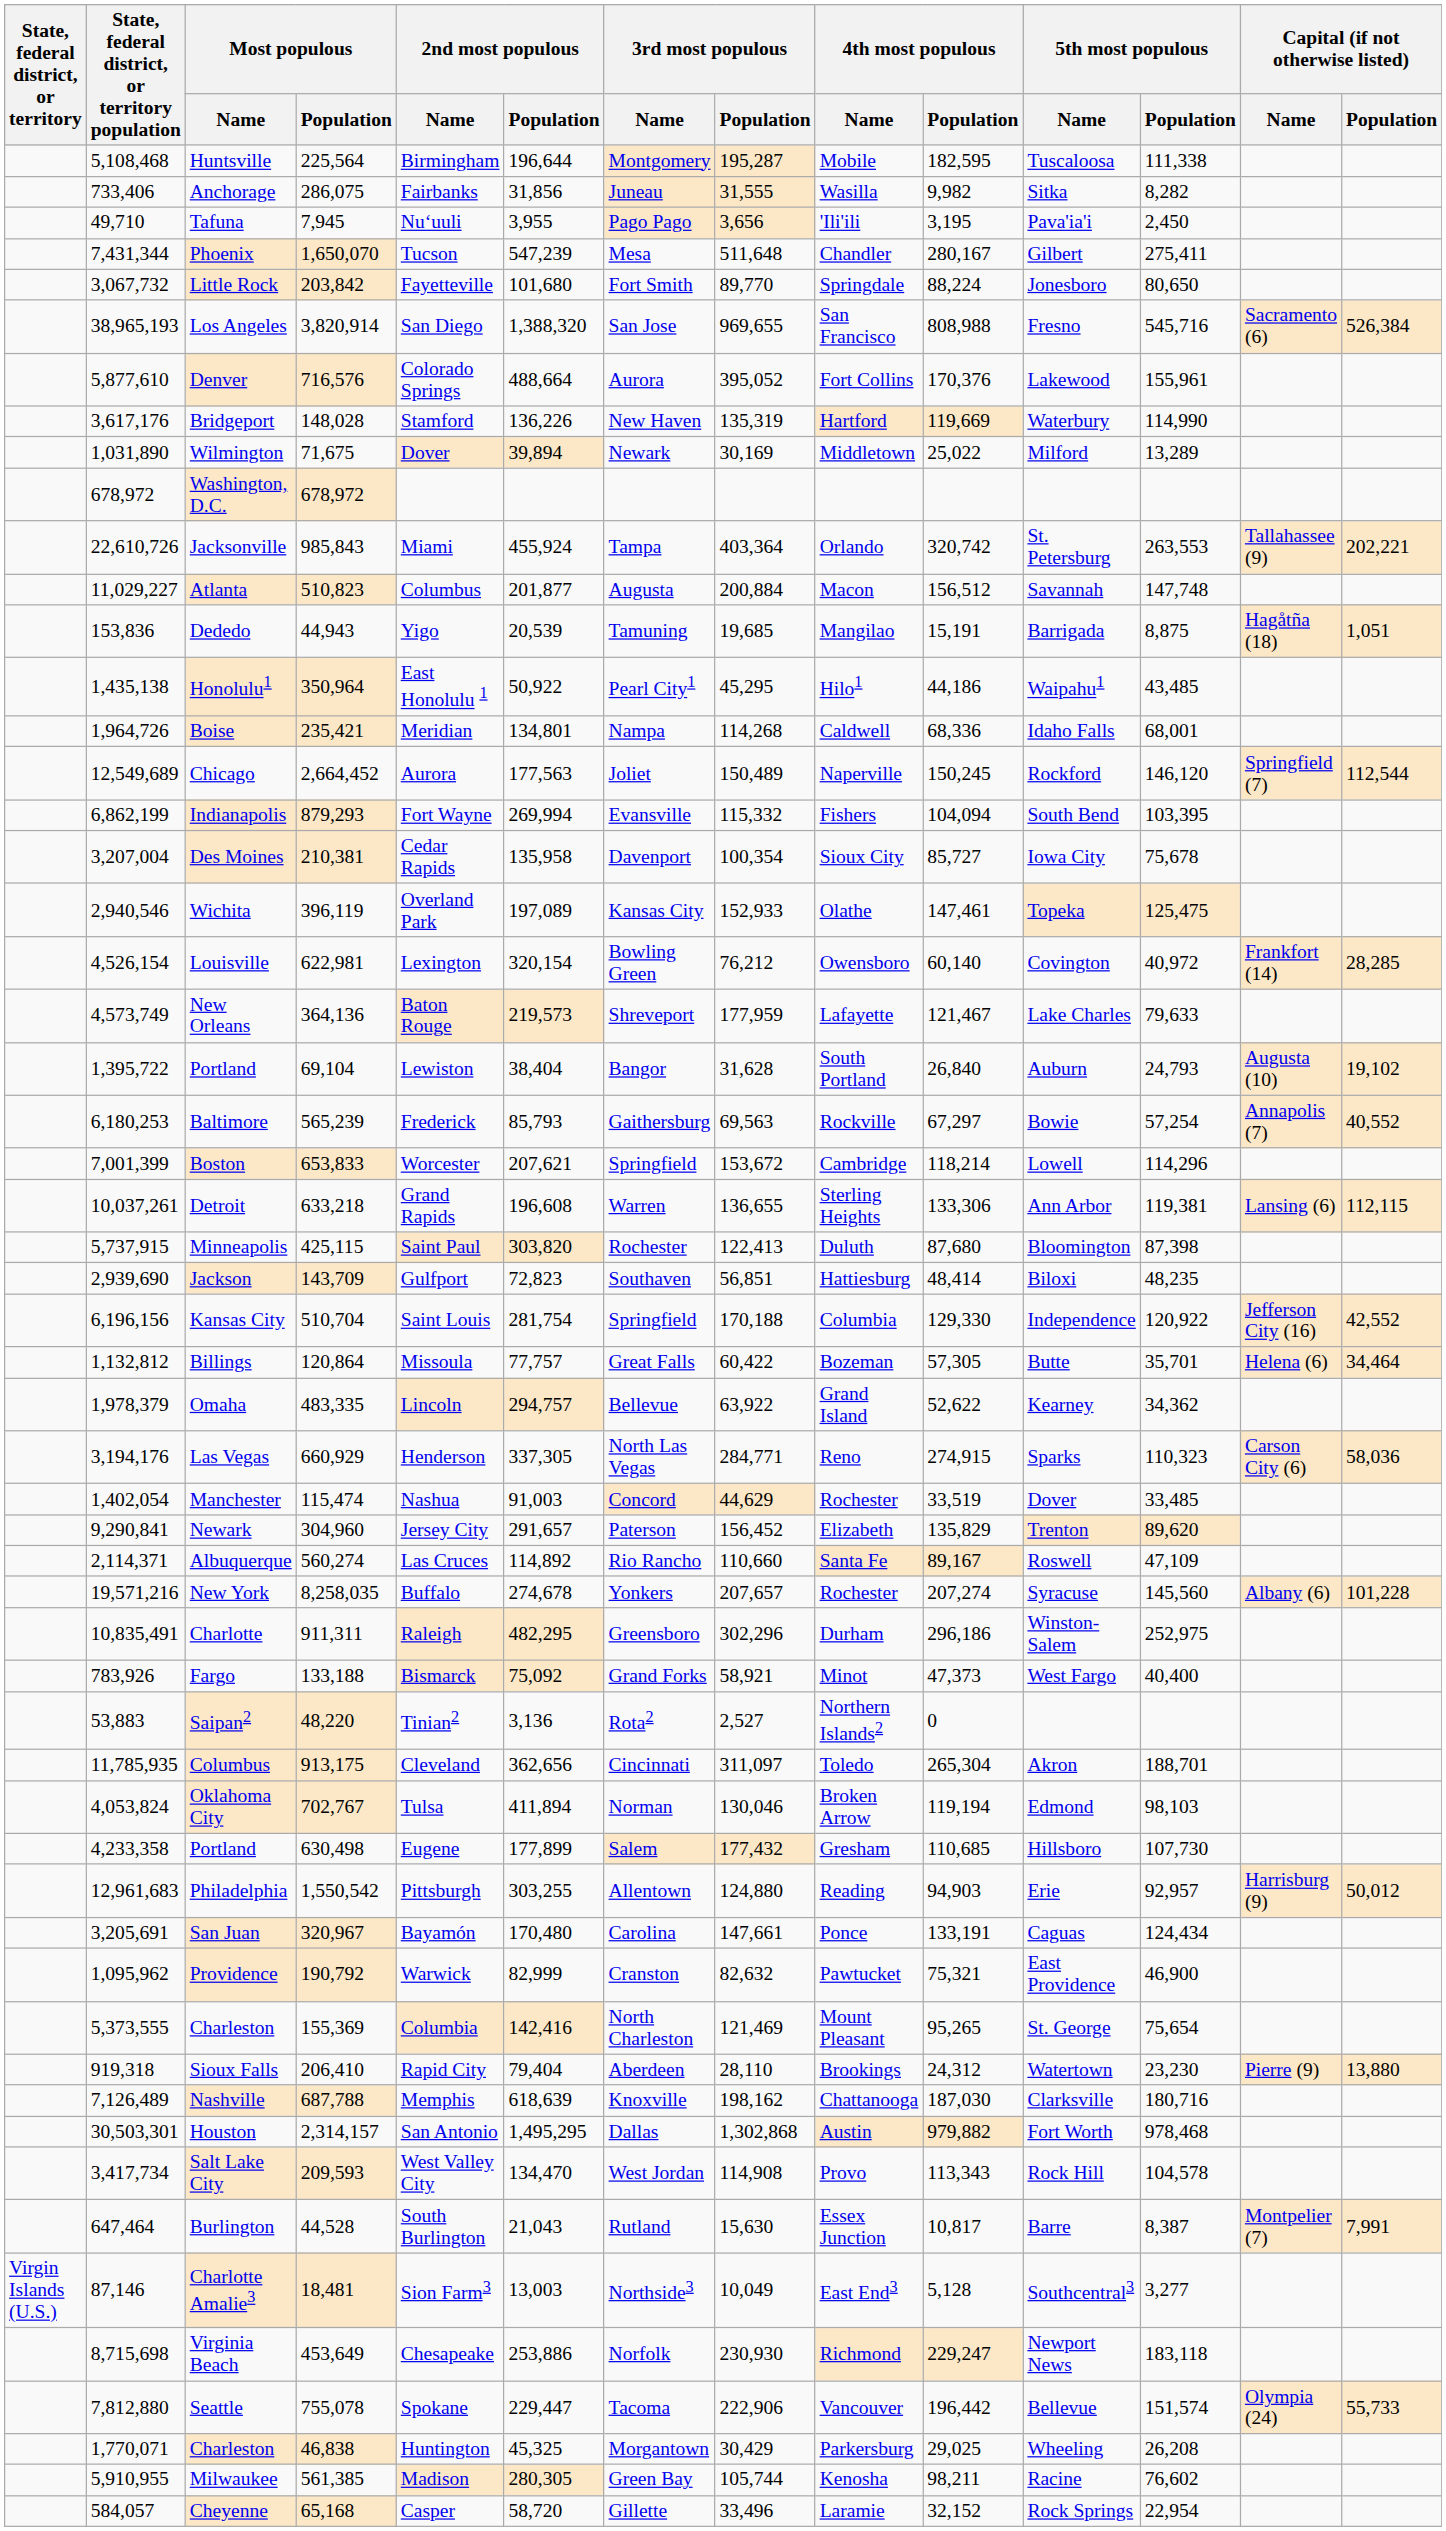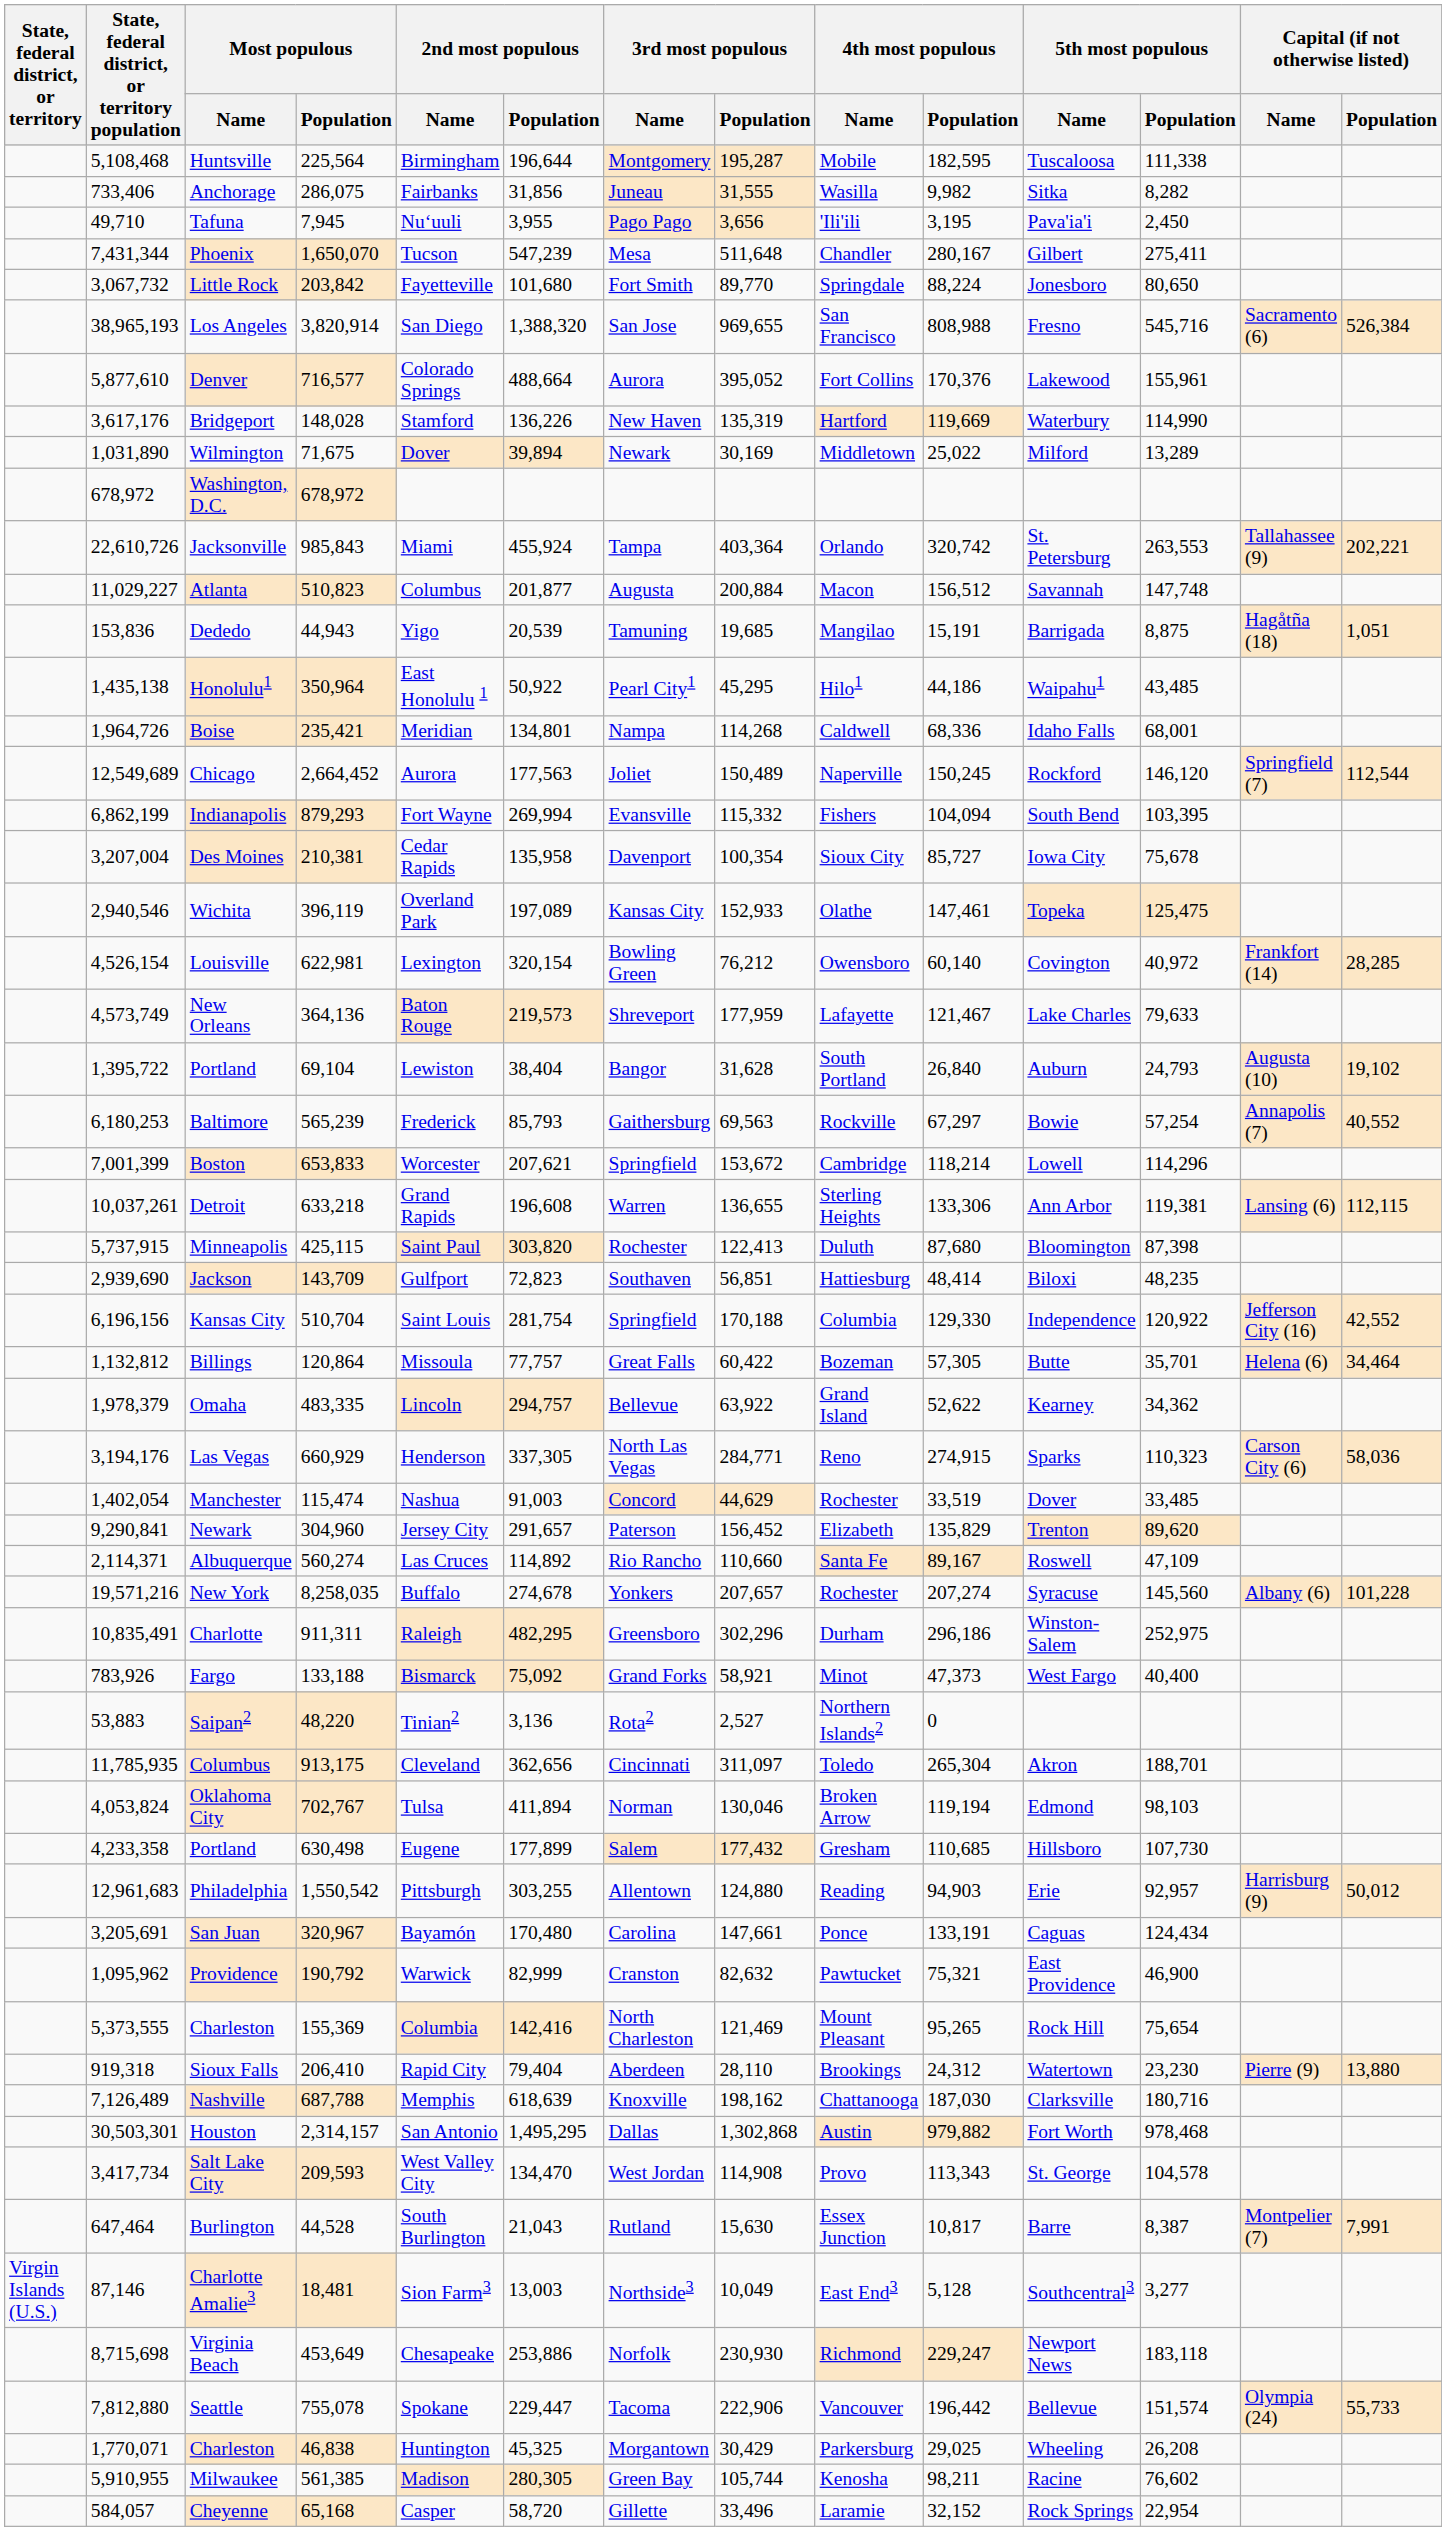(332, 379) 716,576 -> (332, 379) 716,577
(1069, 2027) St. George -> (1066, 2027) Rock Hill
(1066, 2173) Rock Hill -> (1069, 2173) St. George
